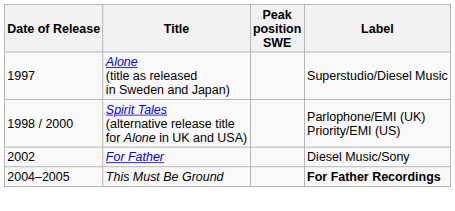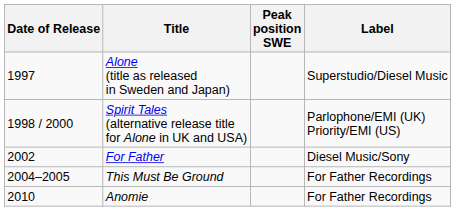(374, 177) bold -> (369, 177) normal
+ row: (127, 197)
